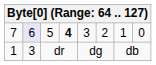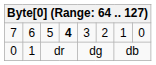(32, 32) lavender background -> (32, 32) no background
(14, 51) 1 -> (14, 51) 0
(32, 51) 3 -> (32, 51) 1
